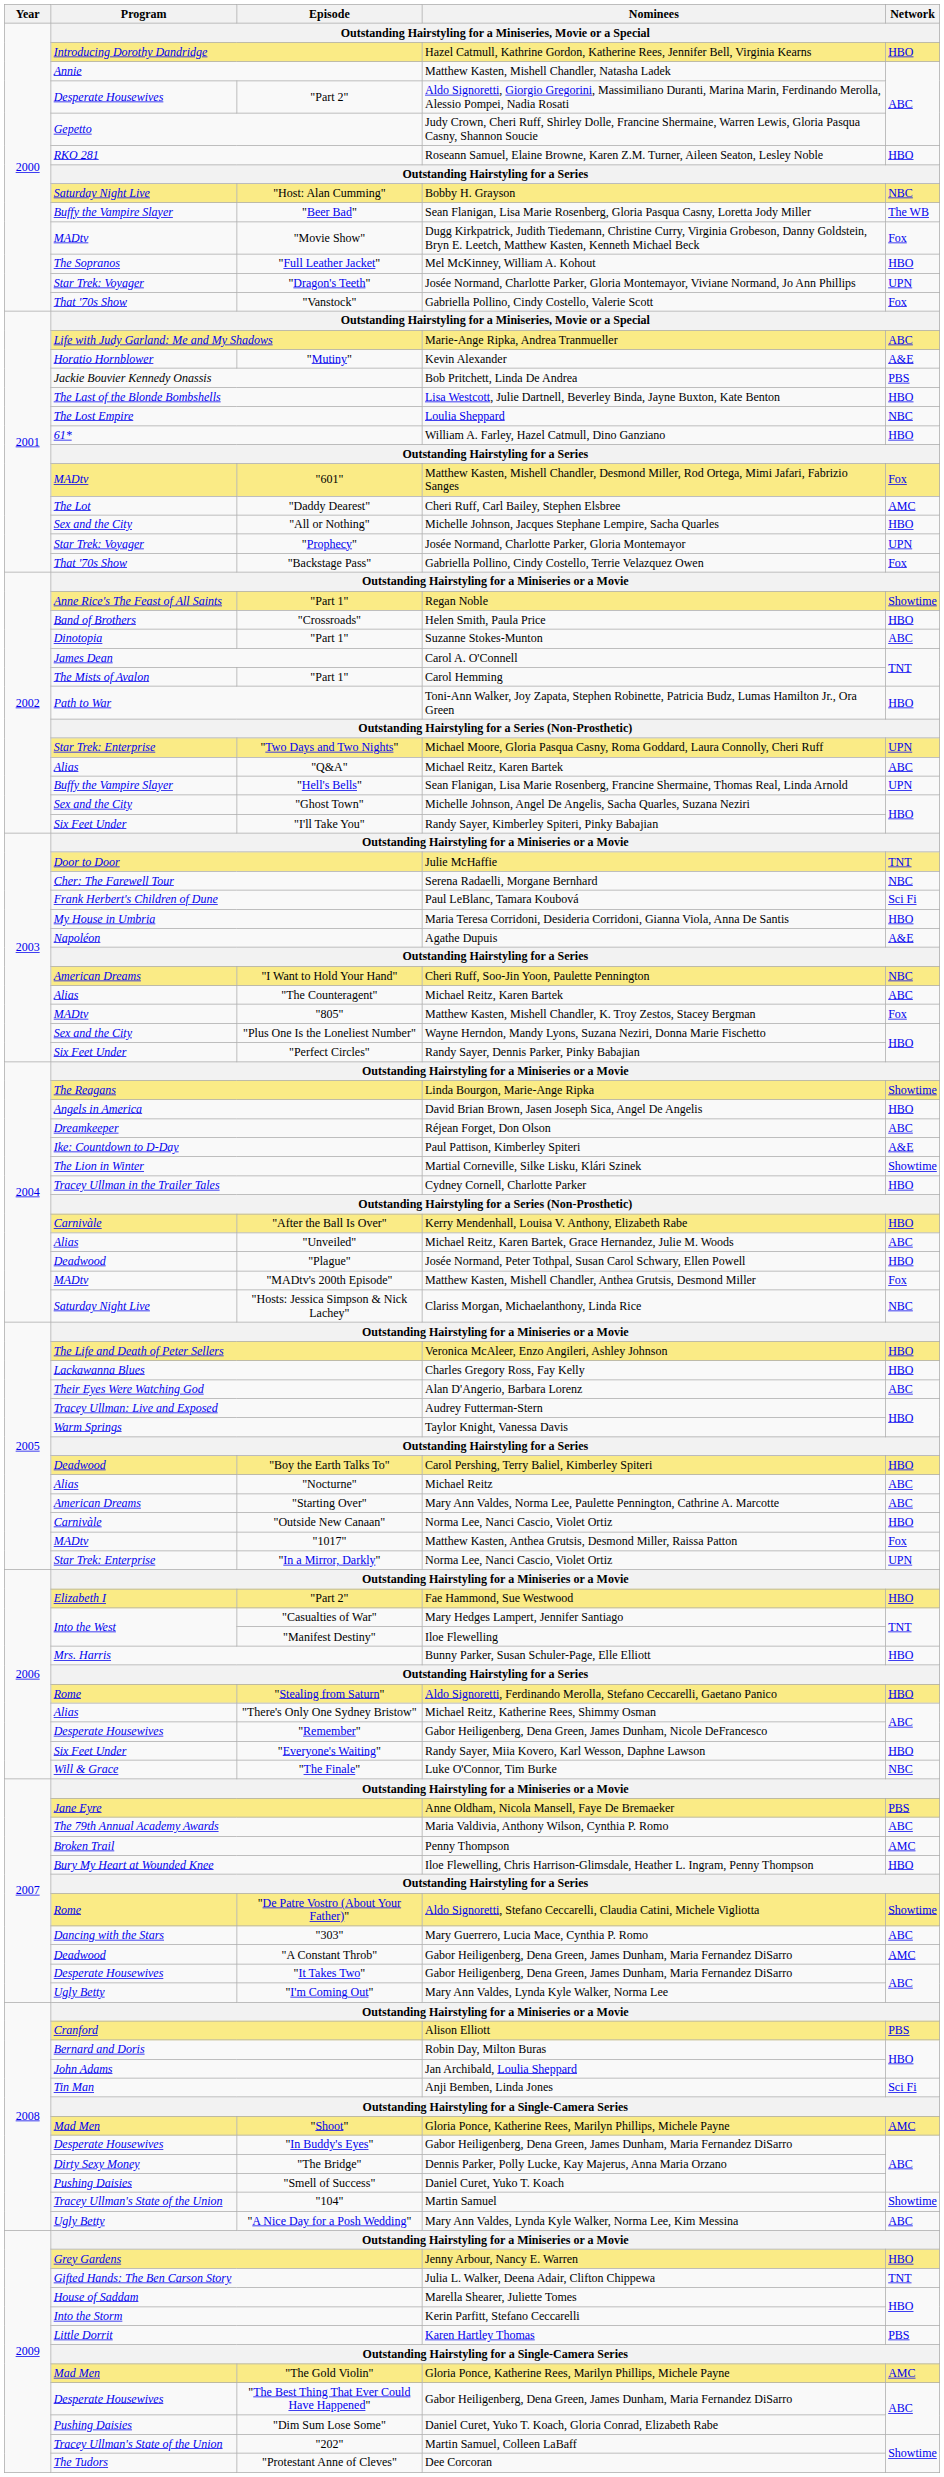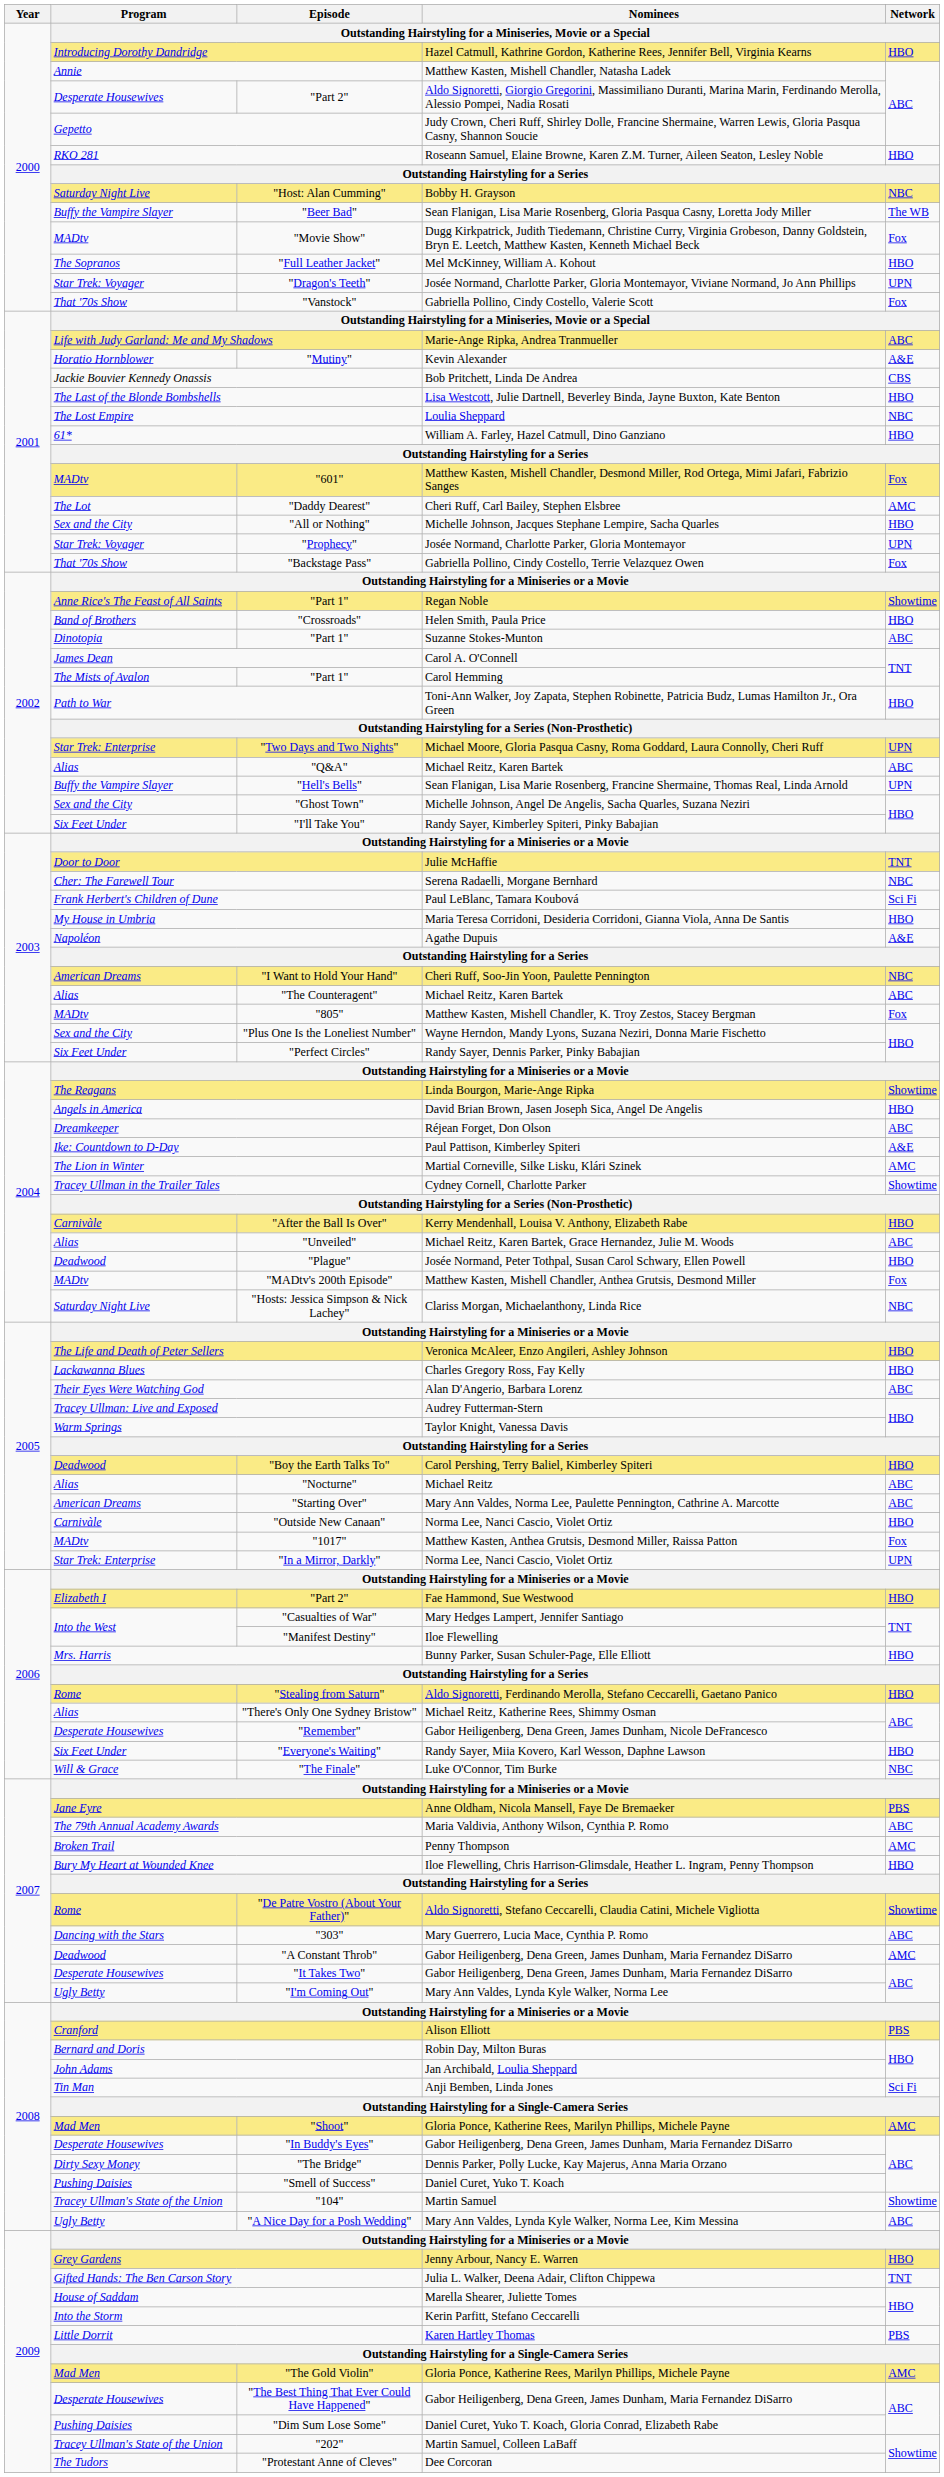(899, 378) PBS -> (900, 378) CBS
(913, 1166) Showtime -> (902, 1166) AMC
(901, 1185) HBO -> (913, 1185) Showtime
